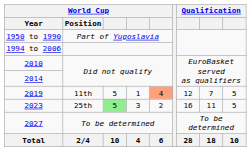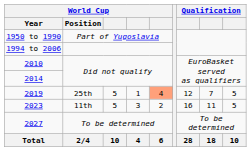(83, 92) 11th -> (83, 92) 25th
(83, 105) 25th -> (83, 105) 11th
(115, 105) lightgreen background -> (115, 105) no background
